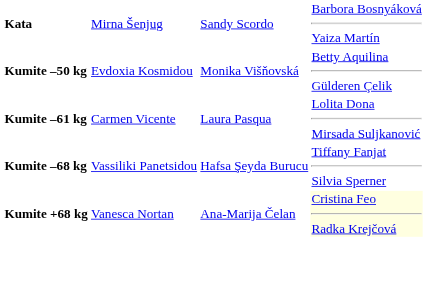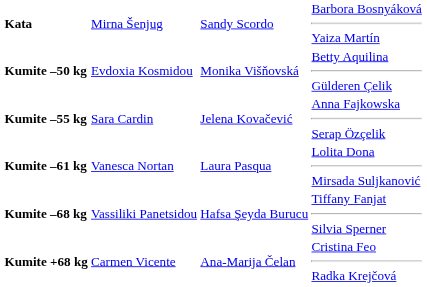+ row: (46, 118)
(133, 118) Carmen Vicente -> (132, 166) Vanesca Nortan
(132, 213) Vanesca Nortan -> (133, 261) Carmen Vicente
(367, 213) lightyellow background -> (367, 261) no background
